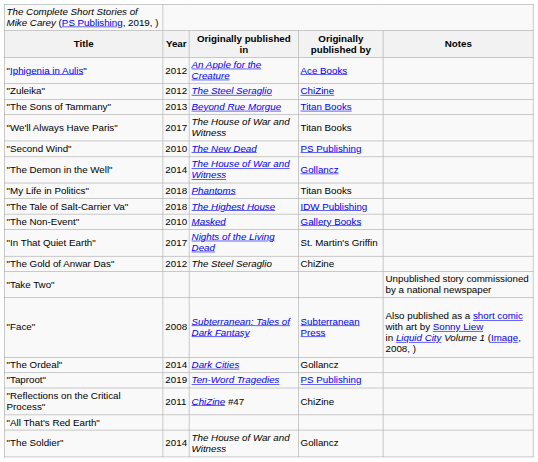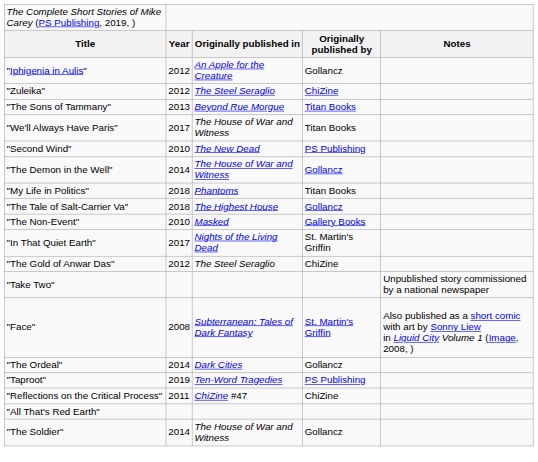(324, 70) Ace Books -> (324, 70) Gollancz
(334, 206) IDW Publishing -> (324, 206) Gollancz
(330, 327) Subterranean Press -> (329, 327) St. Martin's Griffin
